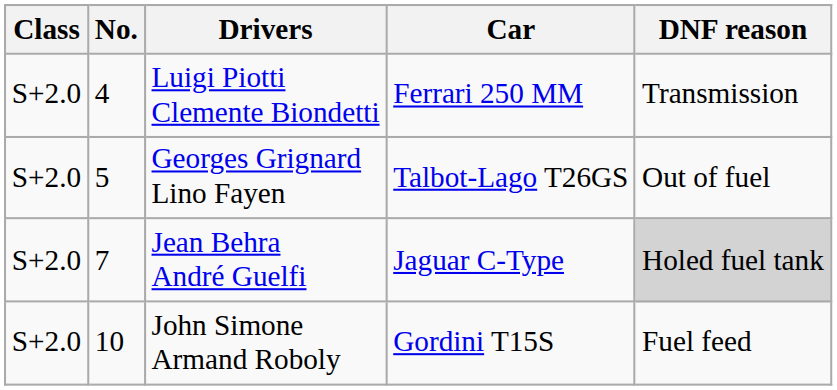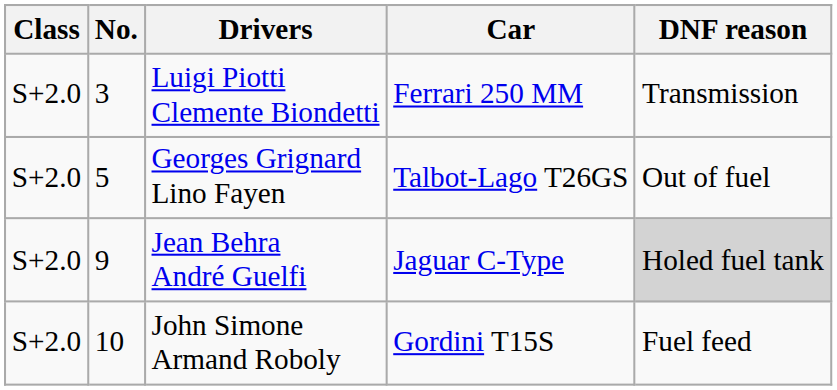(102, 94) 4 -> (102, 94) 3
(102, 259) 7 -> (102, 259) 9
